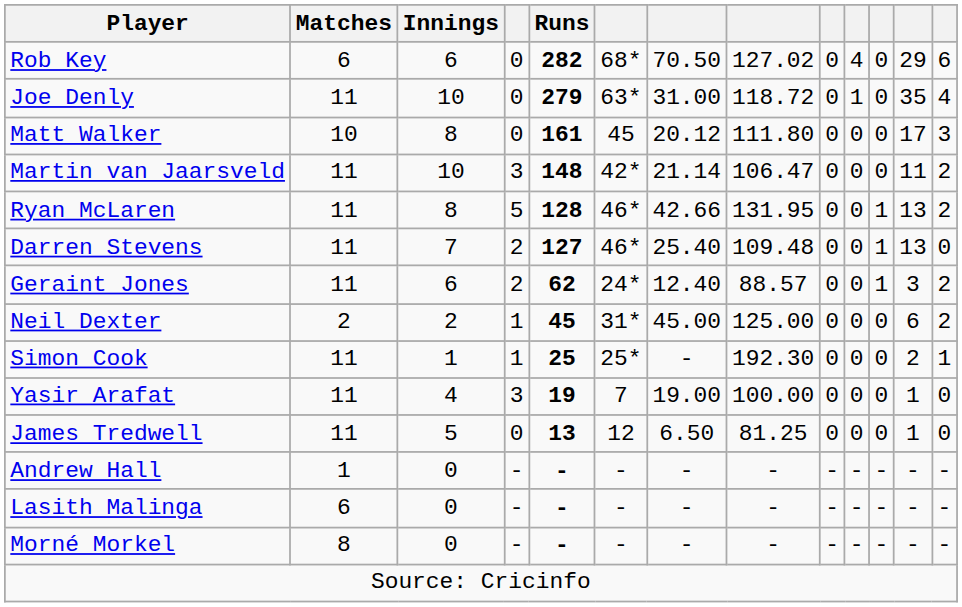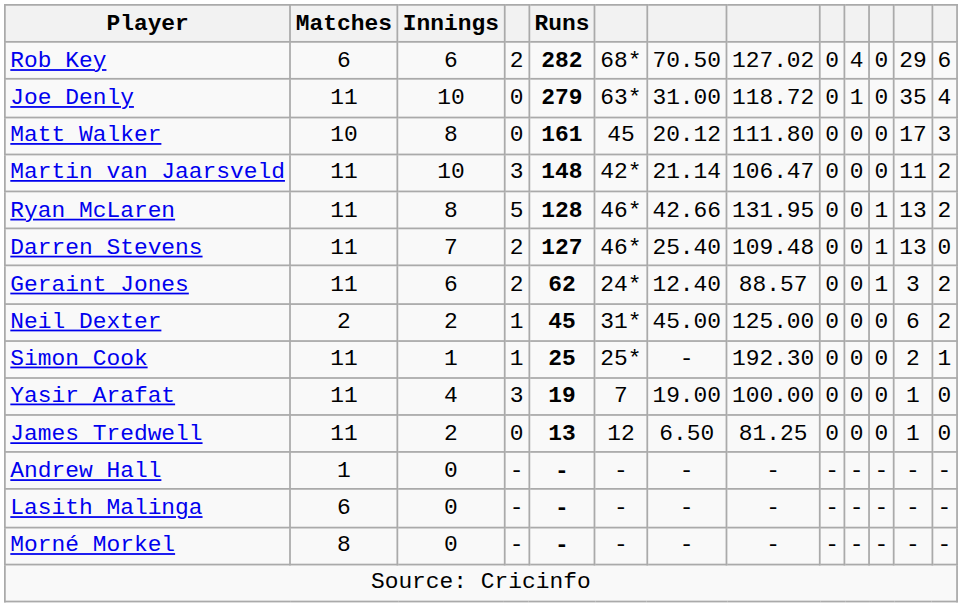(517, 61) 0 -> (517, 61) 2
(451, 434) 5 -> (451, 434) 2
